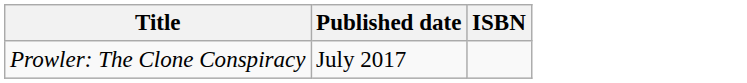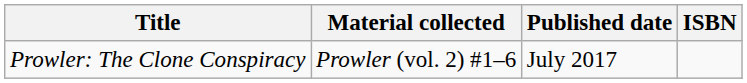+ column: (416, 22)
